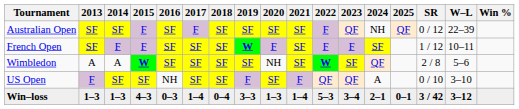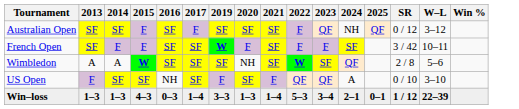- column: (222, 12)
(461, 29) 22–39 -> (435, 29) 3–12
(431, 46) 1 / 12 -> (405, 46) 3 / 42
(431, 96) 3 / 42 -> (405, 96) 1 / 12
(461, 96) 3–12 -> (435, 96) 22–39
